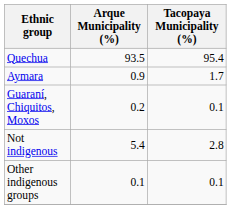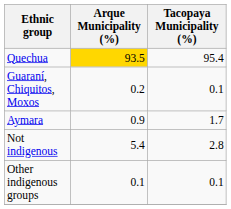(135, 57) no background -> (135, 57) gold background
rows swapped: (25, 76) <-> (31, 107)
